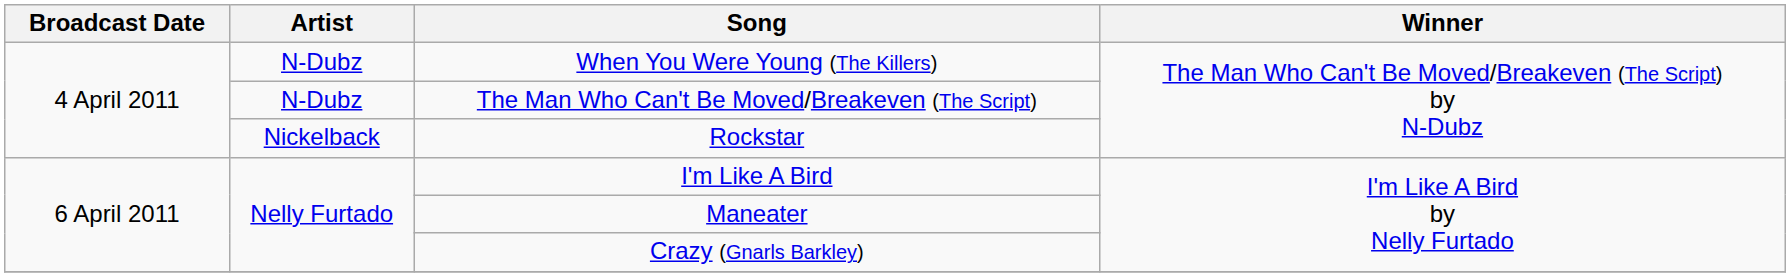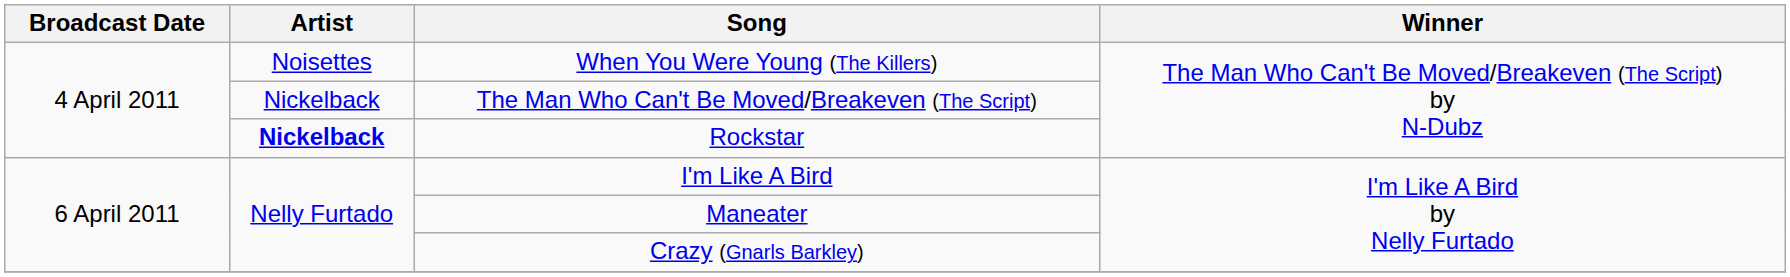(322, 61) N-Dubz -> (322, 61) Noisettes
(322, 99) N-Dubz -> (322, 99) Nickelback
(322, 137) normal -> (322, 137) bold
